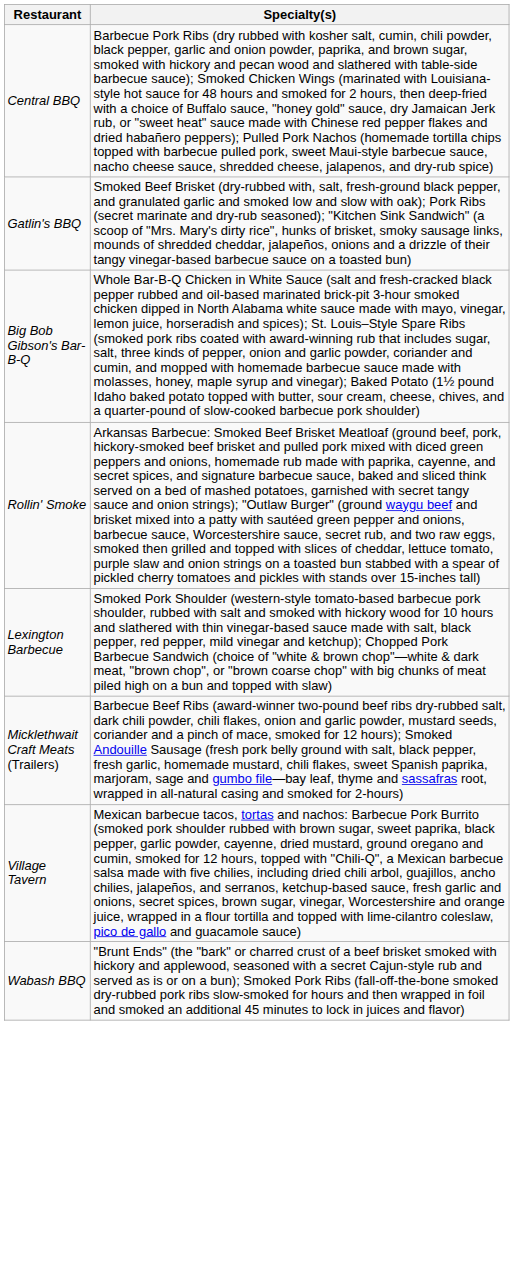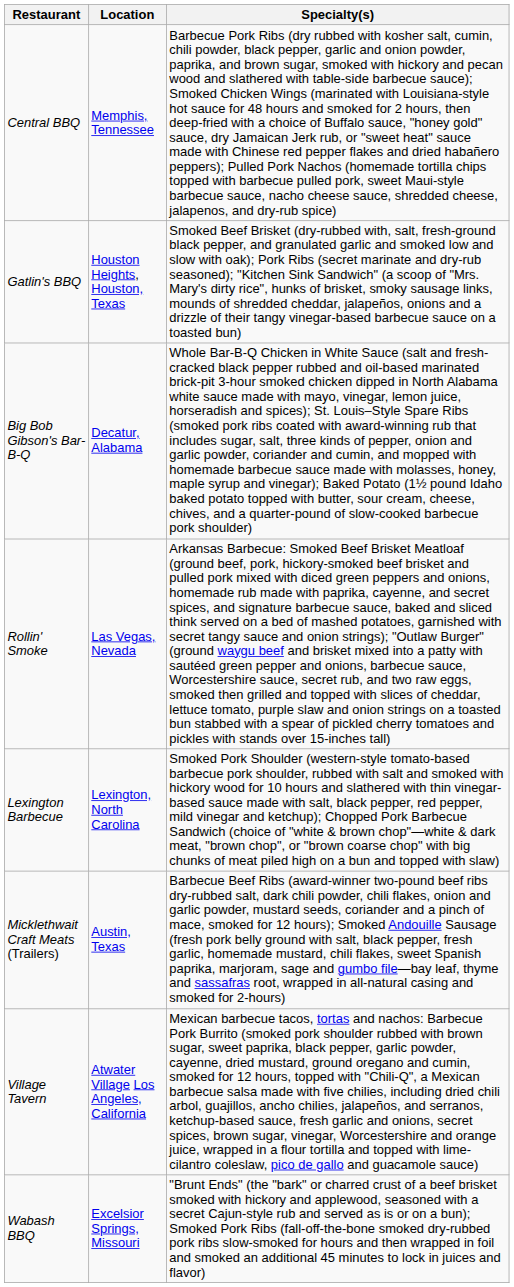+ column: (127, 14)
